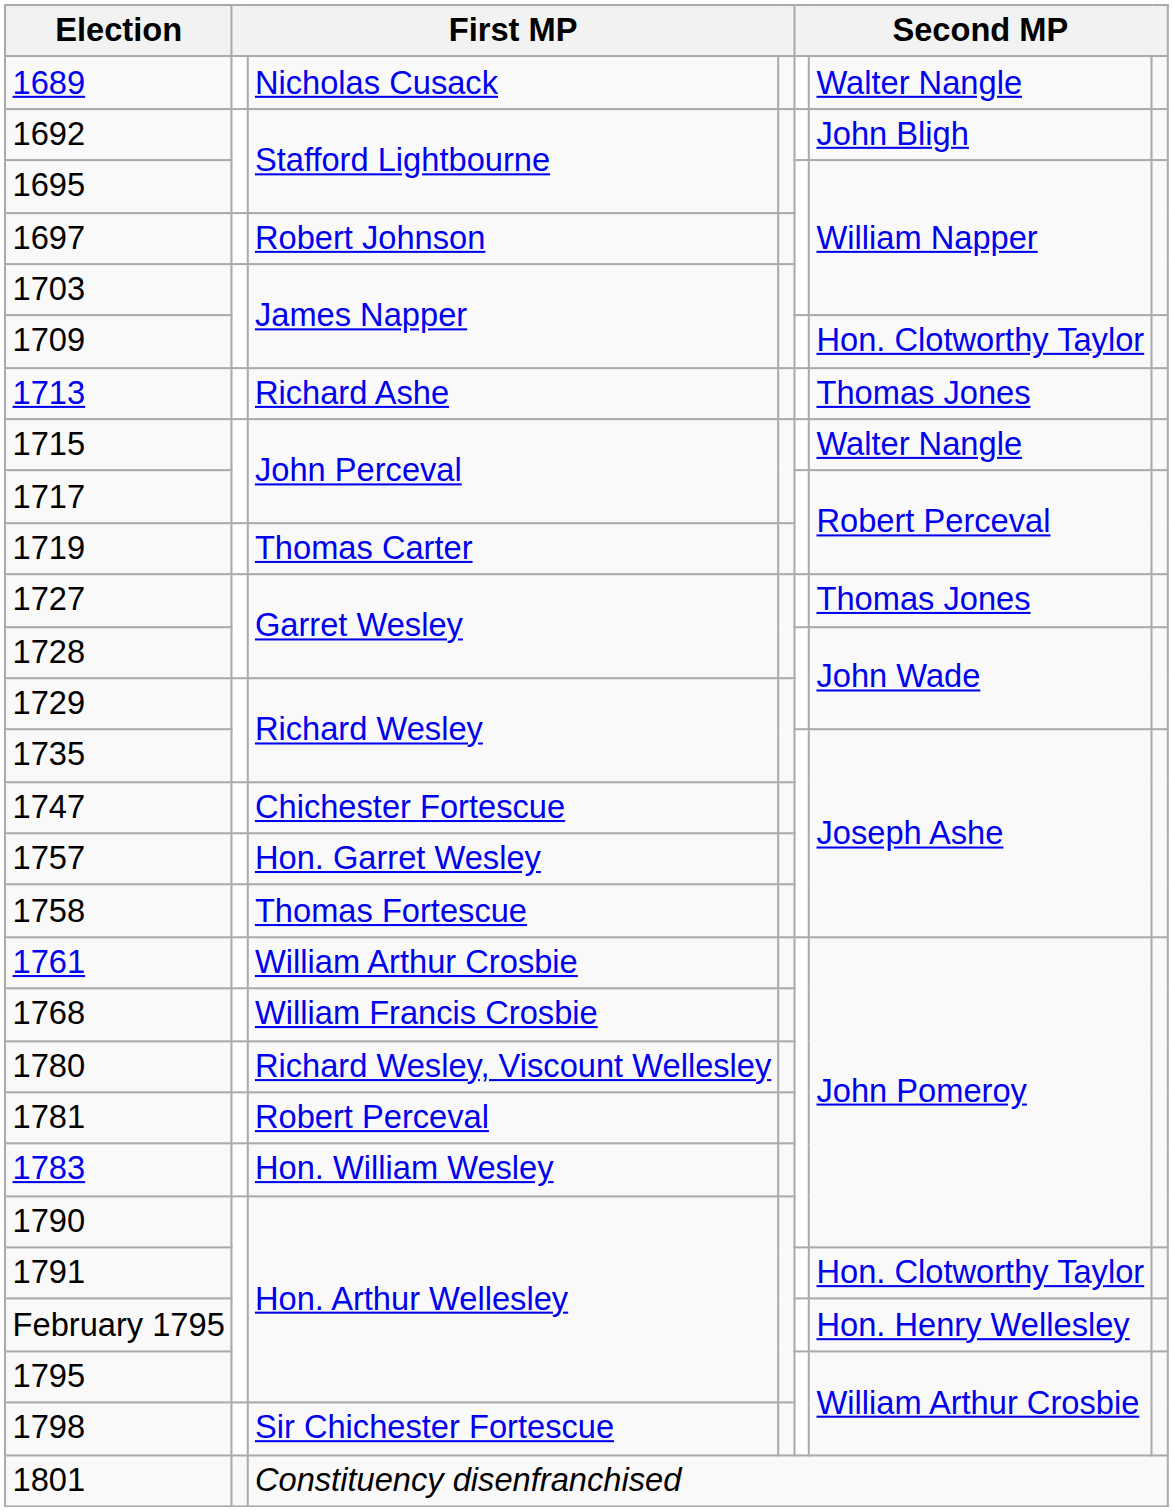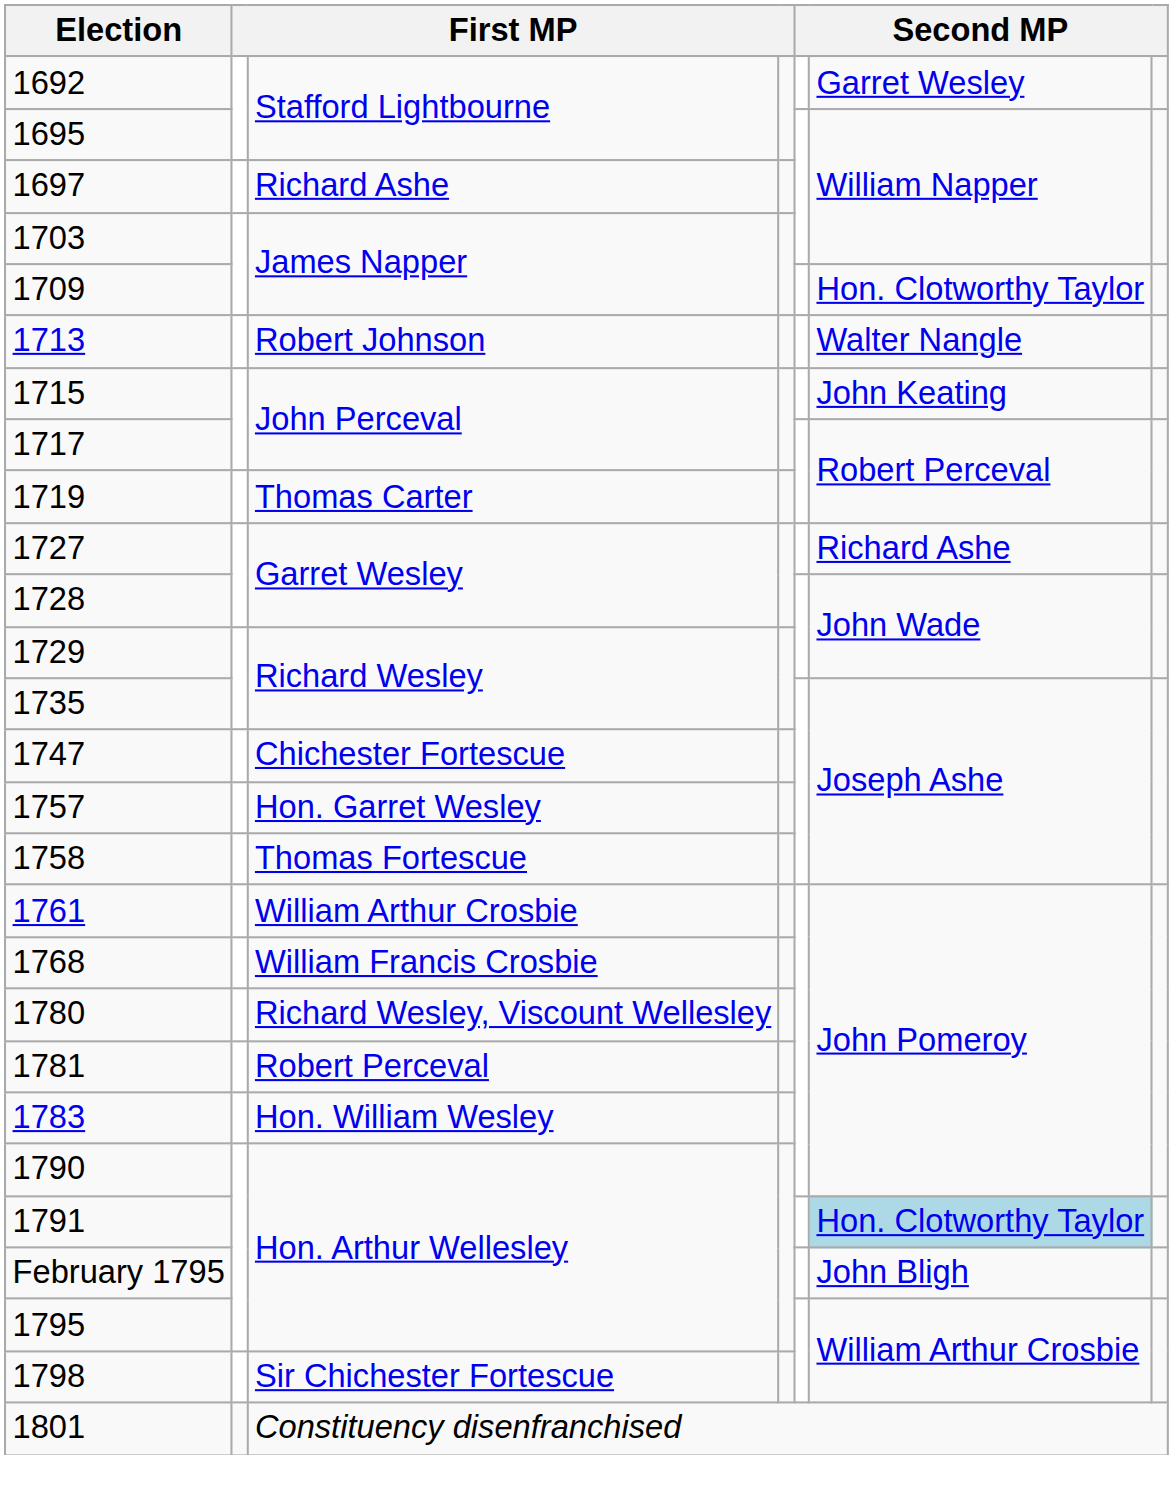- row: (49, 82)
(893, 133) John Bligh -> (920, 82) Garret Wesley
(370, 237) Robert Johnson -> (352, 185) Richard Ashe
(352, 392) Richard Ashe -> (370, 340) Robert Johnson
(923, 392) Thomas Jones -> (919, 340) Walter Nangle
(919, 444) Walter Nangle -> (912, 392) John Keating
(923, 599) Thomas Jones -> (914, 548) Richard Ashe
(980, 1272) no background -> (980, 1220) lightblue background
(973, 1324) Hon. Henry Wellesley -> (893, 1272) John Bligh
